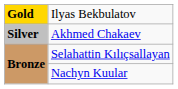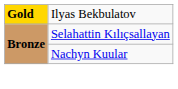- row: (96, 34)
